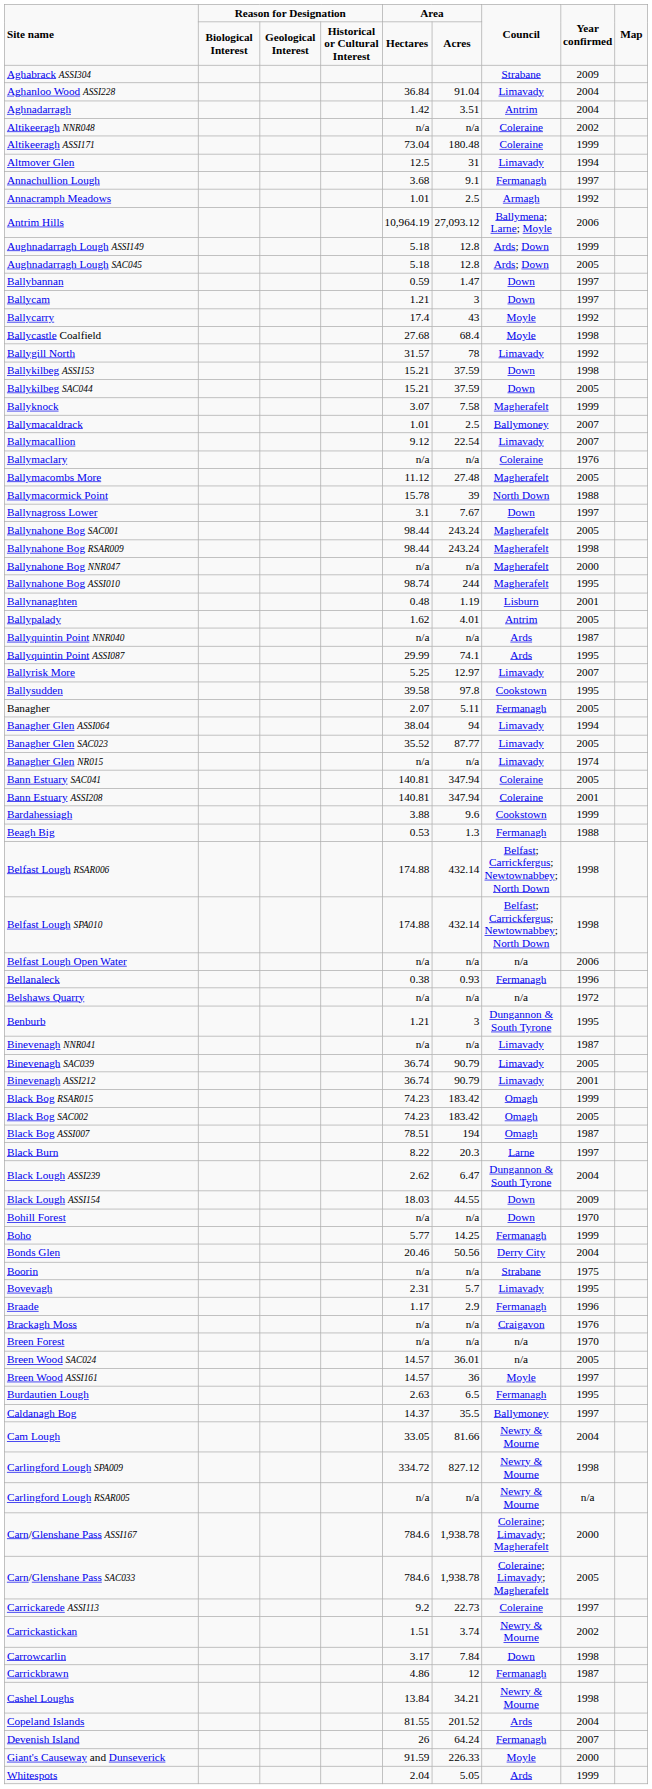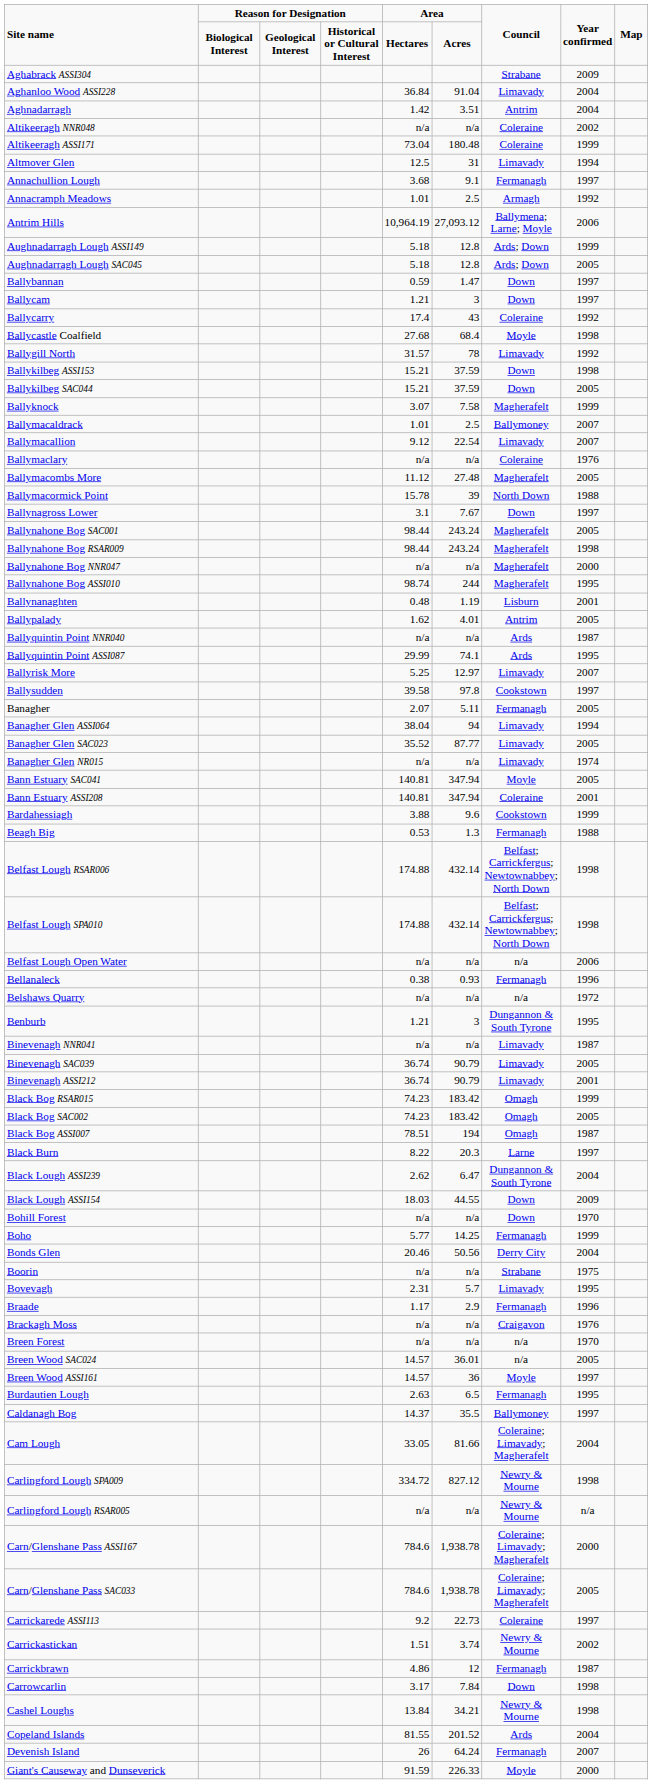(521, 317) Moyle -> (521, 317) Coleraine
(588, 690) 1995 -> (588, 690) 1997
(521, 779) Coleraine -> (521, 779) Moyle
(521, 1437) Newry & Mourne -> (521, 1443) Coleraine; Limavady; Magherafelt
rows swapped: (38, 1673) <-> (36, 1656)
- row: (32, 1775)
